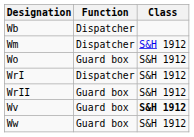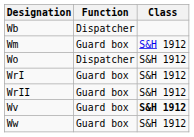(105, 44) Dispatcher -> (102, 44) Guard box
(102, 60) Guard box -> (105, 60) Dispatcher
(105, 76) Dispatcher -> (102, 76) Guard box
